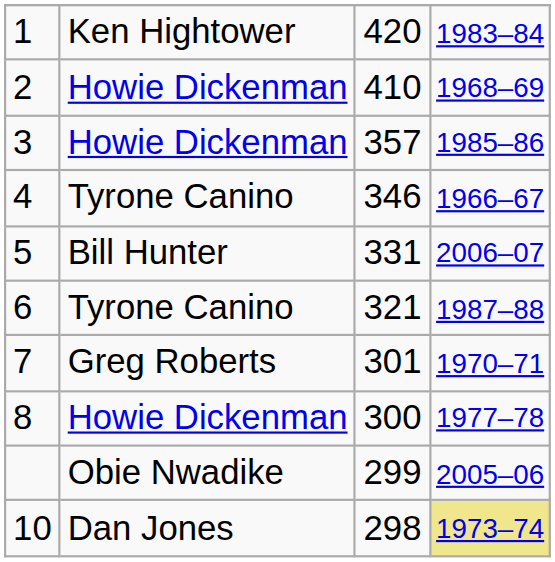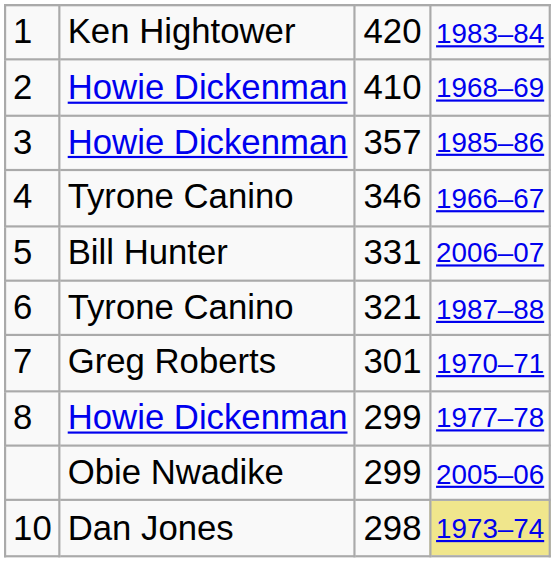(392, 417) 300 -> (392, 417) 299
